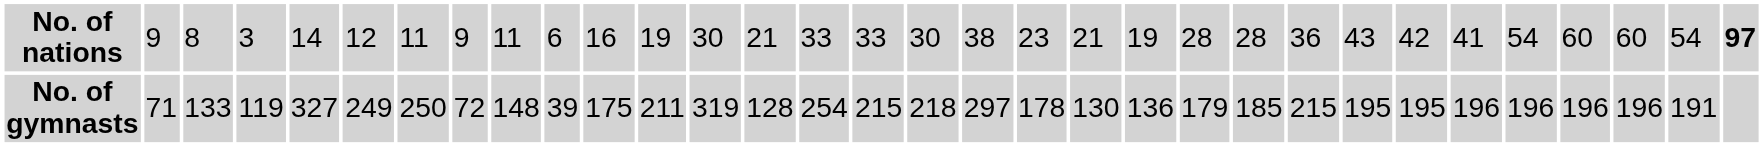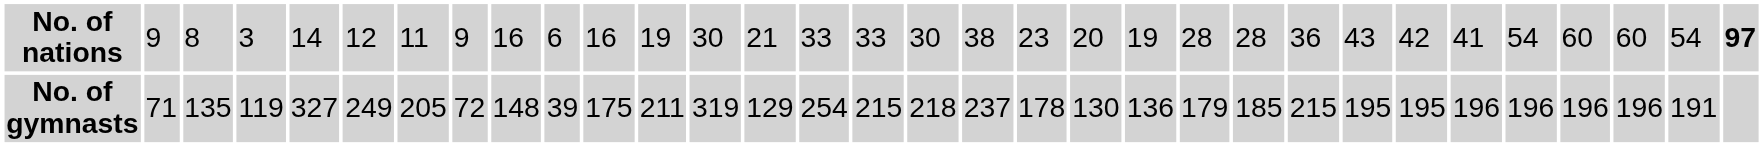(507, 37) 11 -> (508, 37) 16
(1088, 37) 21 -> (1088, 37) 20
(208, 108) 133 -> (208, 108) 135
(423, 108) 250 -> (423, 108) 205
(770, 108) 128 -> (770, 108) 129
(987, 108) 297 -> (987, 108) 237
